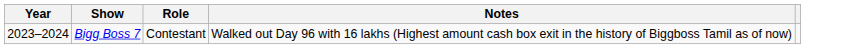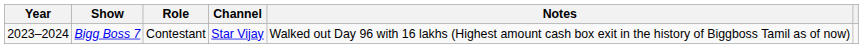+ column: (238, 14)
